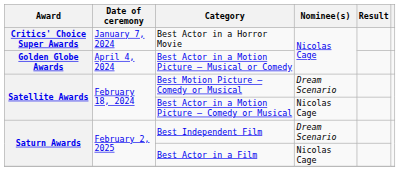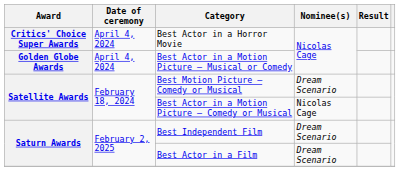(120, 39) January 7, 2024 -> (115, 39) April 4, 2024
(314, 155) Nicolas Cage -> (316, 155) Dream Scenario
